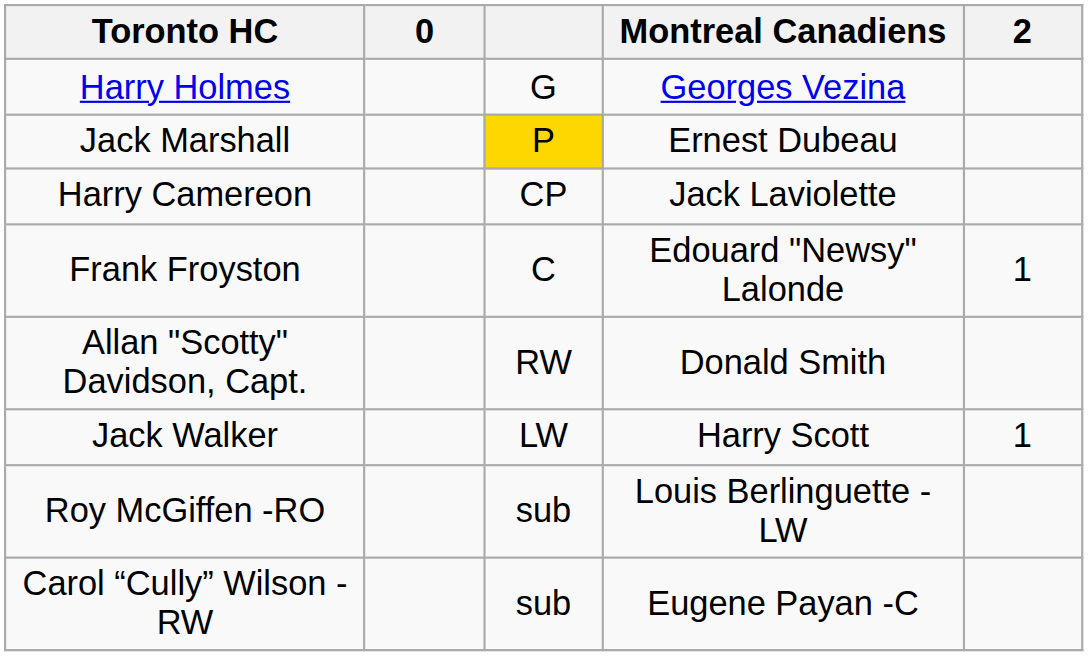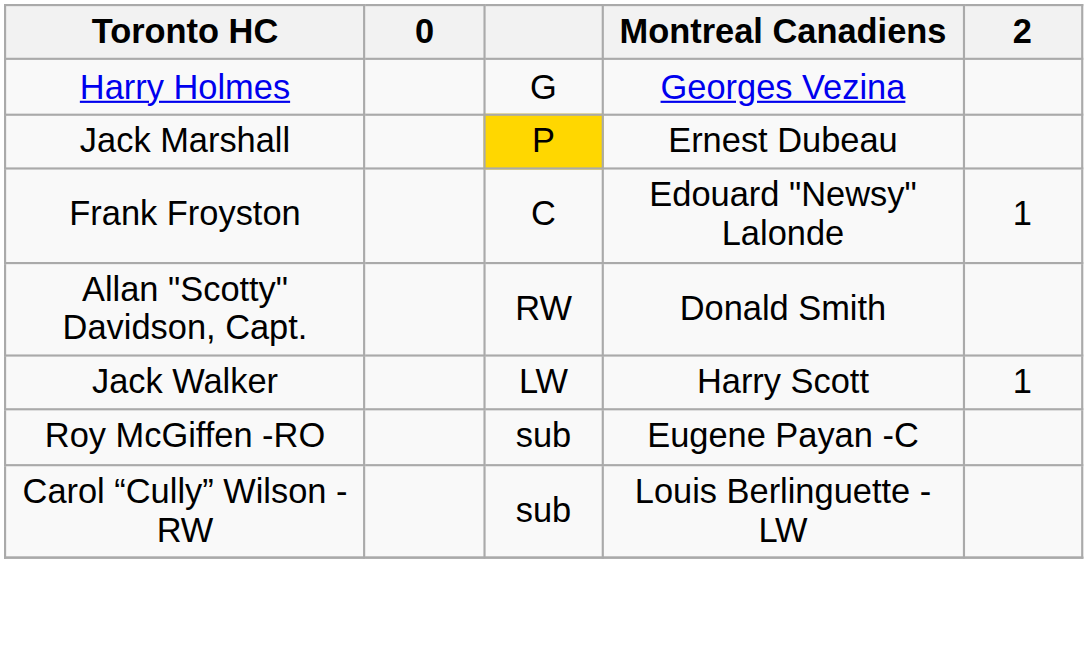- row: (185, 195)
(783, 510) Louis Berlinguette -LW -> (783, 436) Eugene Payan -C
(783, 603) Eugene Payan -C -> (783, 510) Louis Berlinguette -LW
